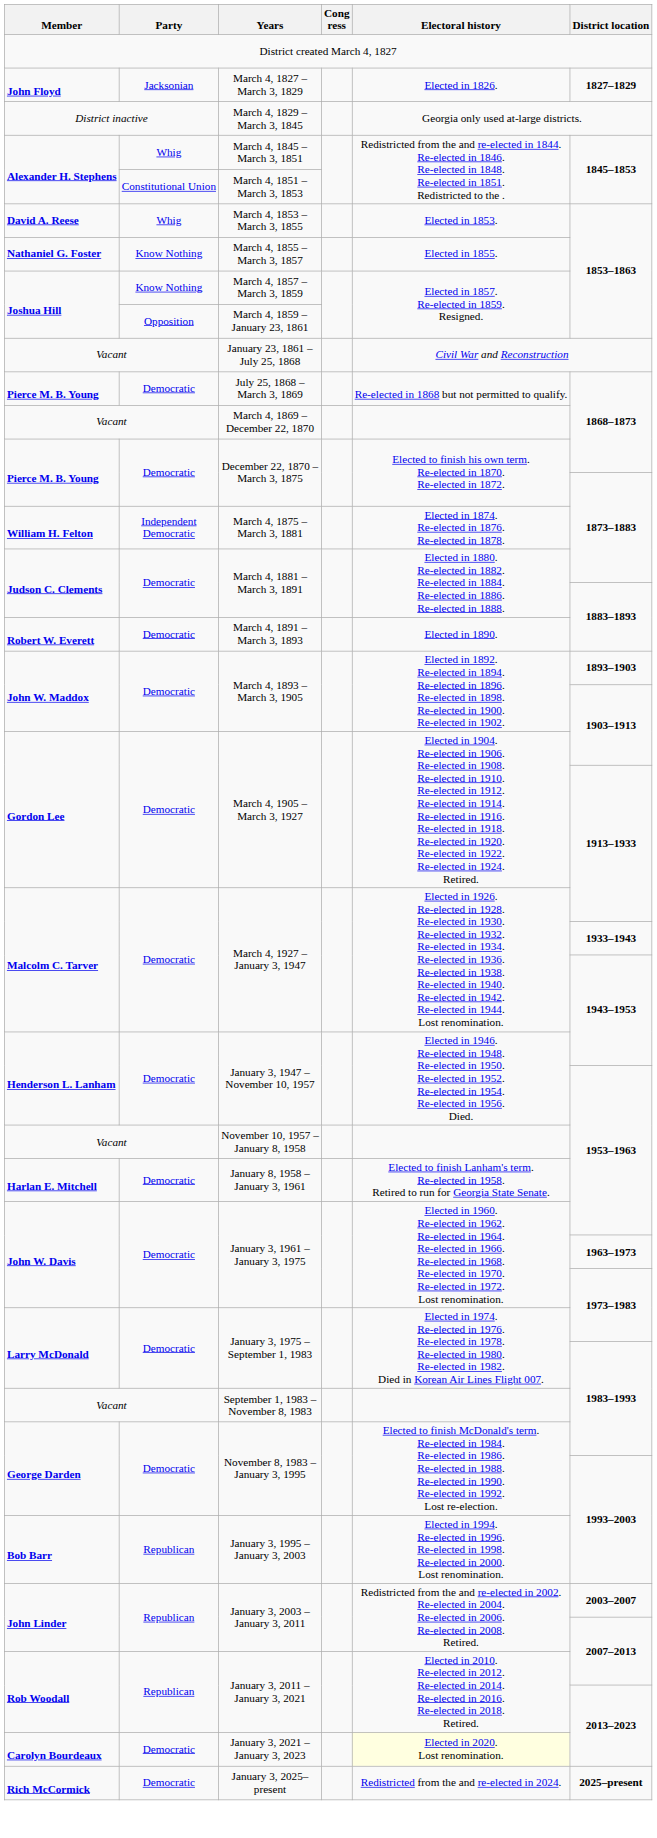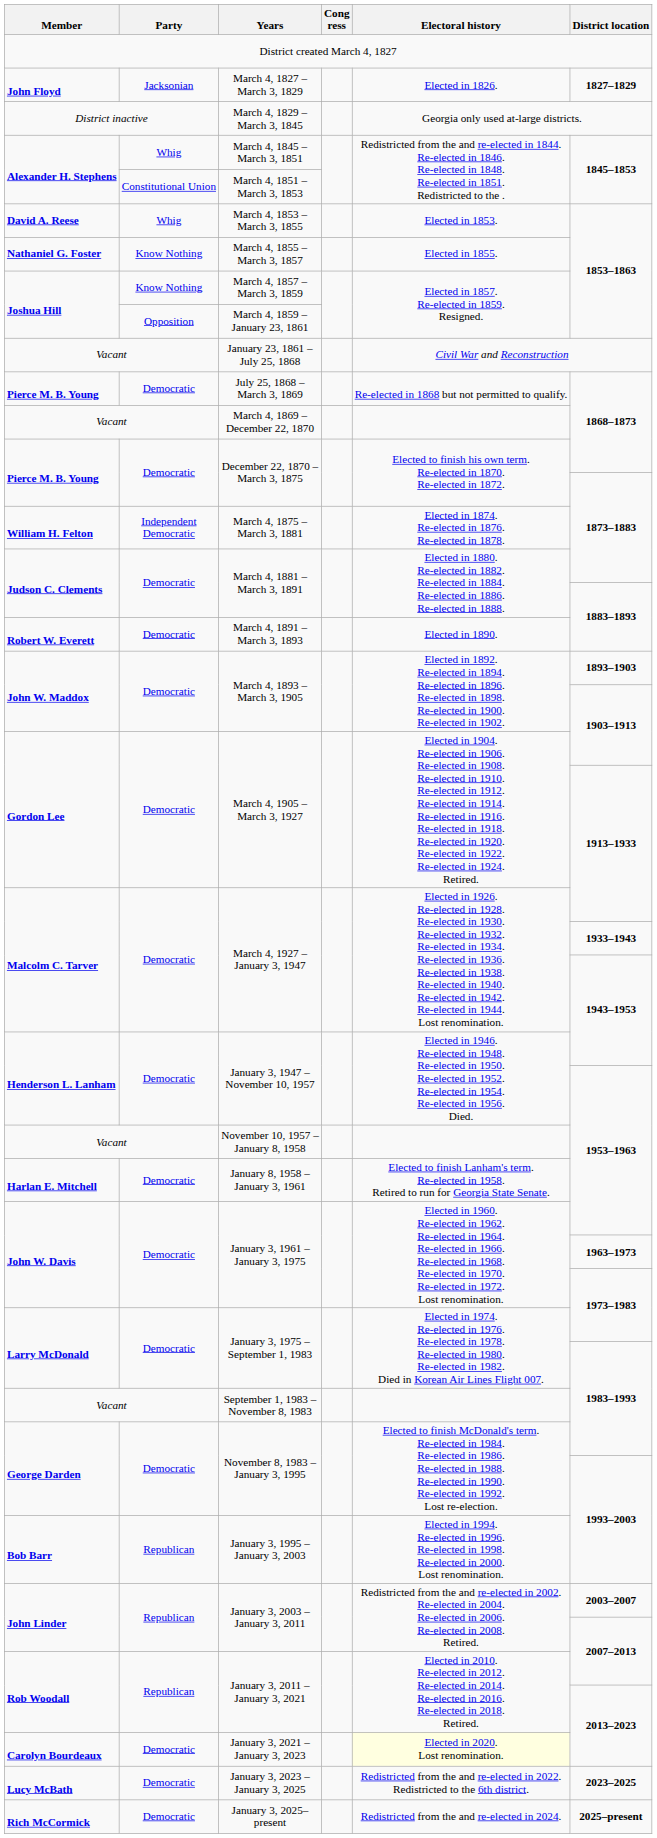+ row: (40, 1789)
